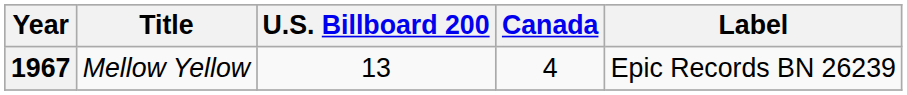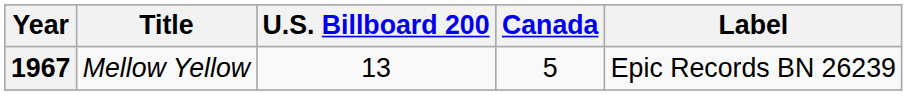(550, 68) 4 -> (550, 68) 5
